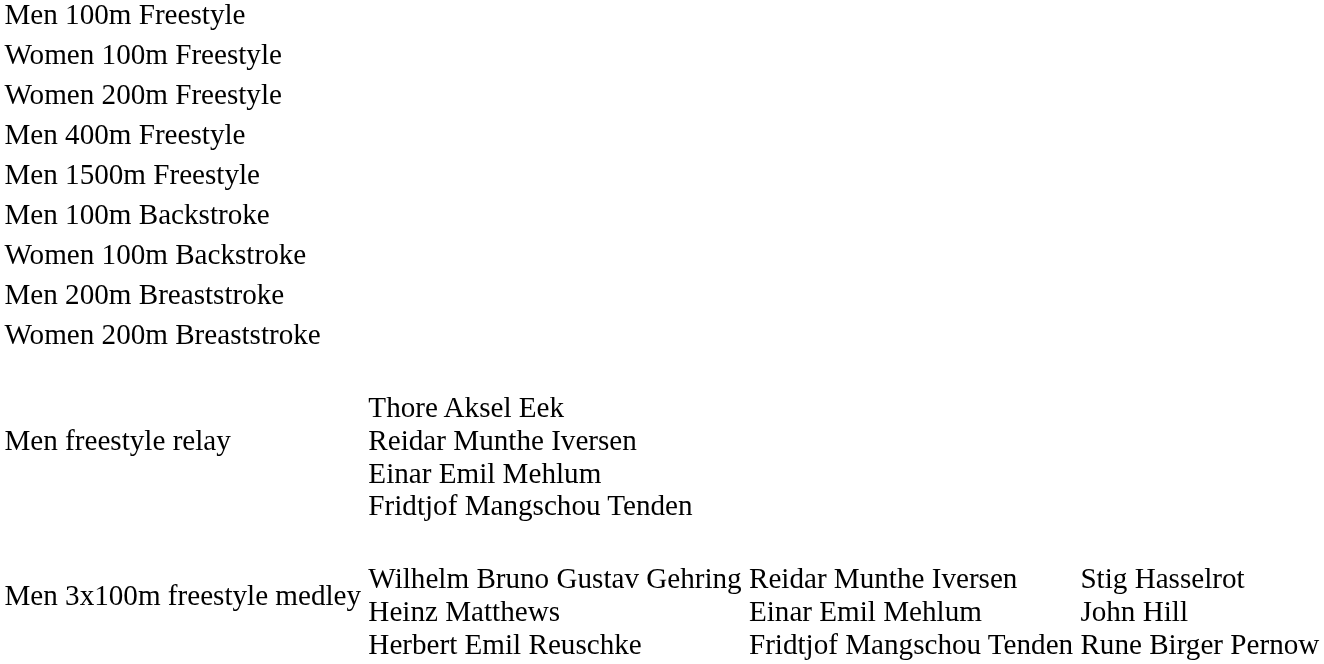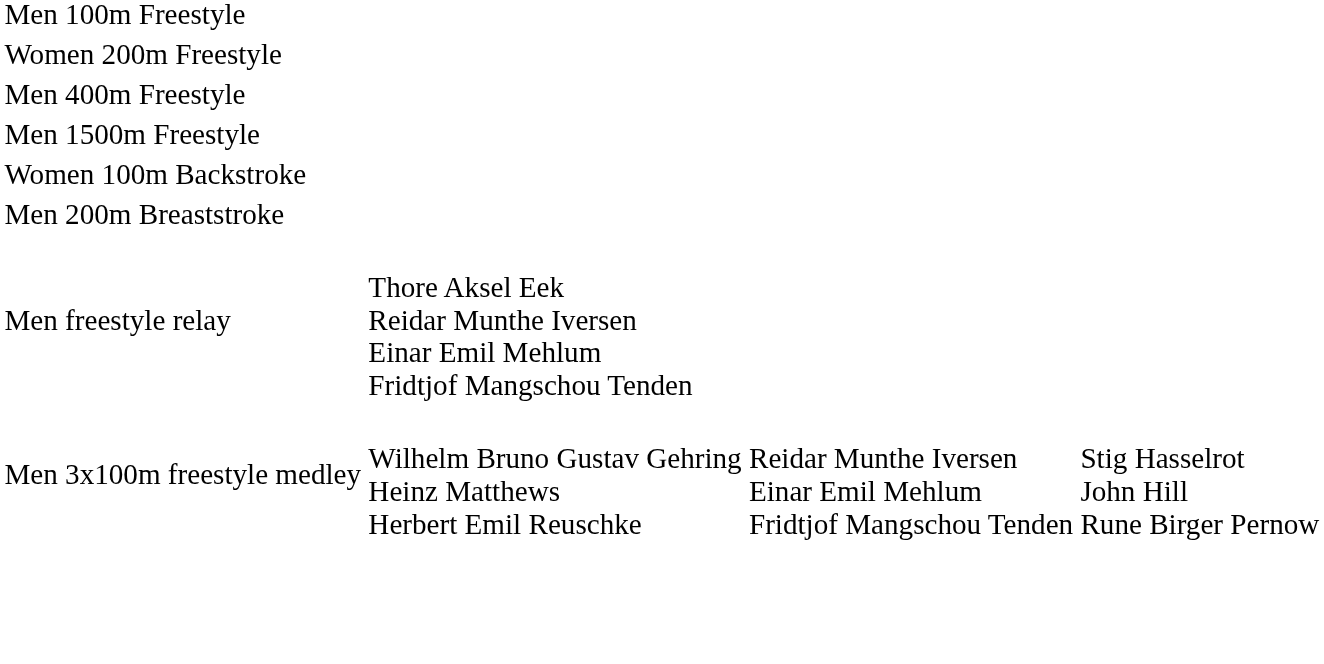- row: (143, 54)
- row: (137, 214)
- row: (163, 334)
